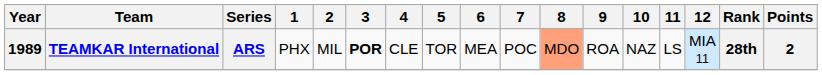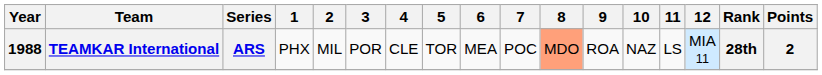(25, 49) 1989 -> (25, 49) 1988
(366, 49) bold -> (366, 49) normal
